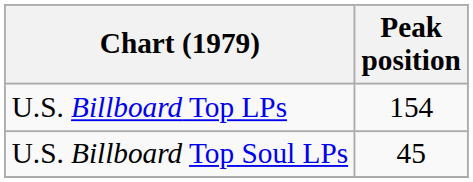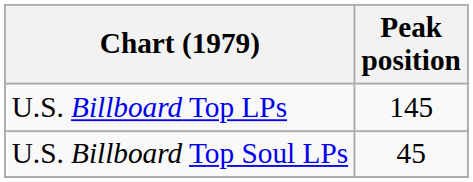(411, 107) 154 -> (411, 107) 145
